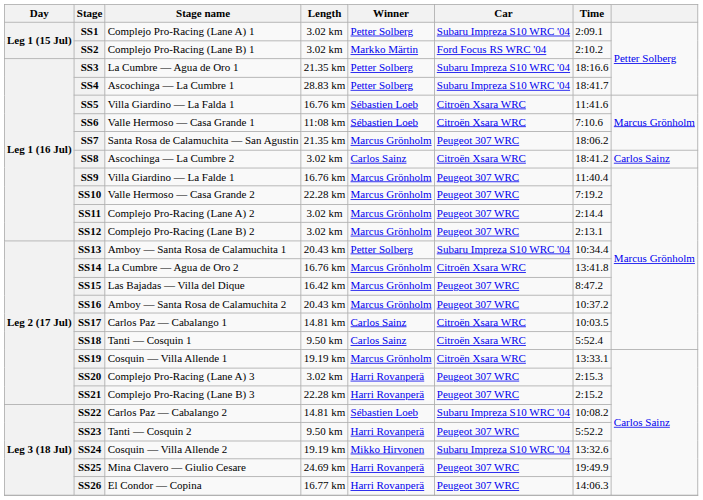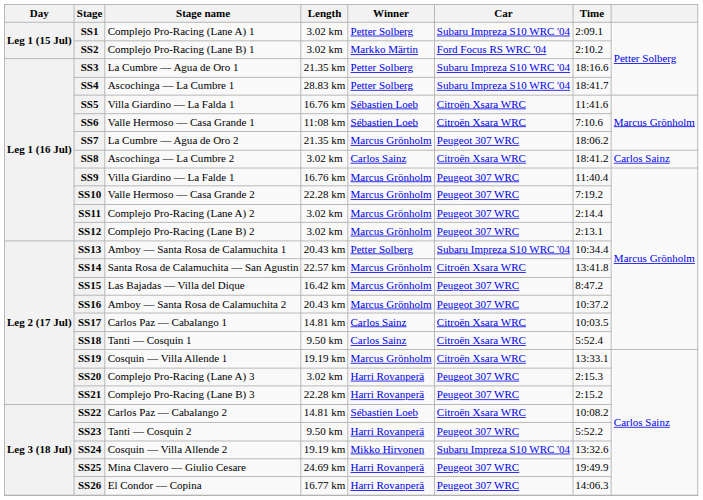(203, 140) Santa Rosa de Calamuchita — San Agustin -> (173, 140) La Cumbre — Agua de Oro 2
(173, 267) La Cumbre — Agua de Oro 2 -> (203, 267) Santa Rosa de Calamuchita — San Agustin
(325, 267) 16.76 km -> (325, 267) 22.57 km
(503, 413) Subaru Impreza S10 WRC '04 -> (481, 413) Citroën Xsara WRC
